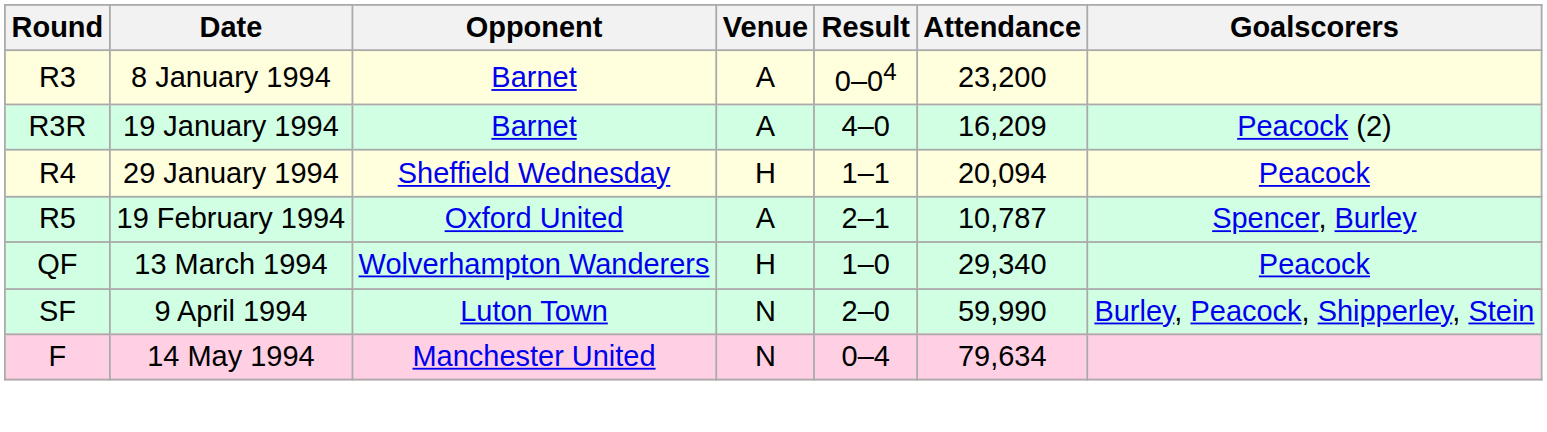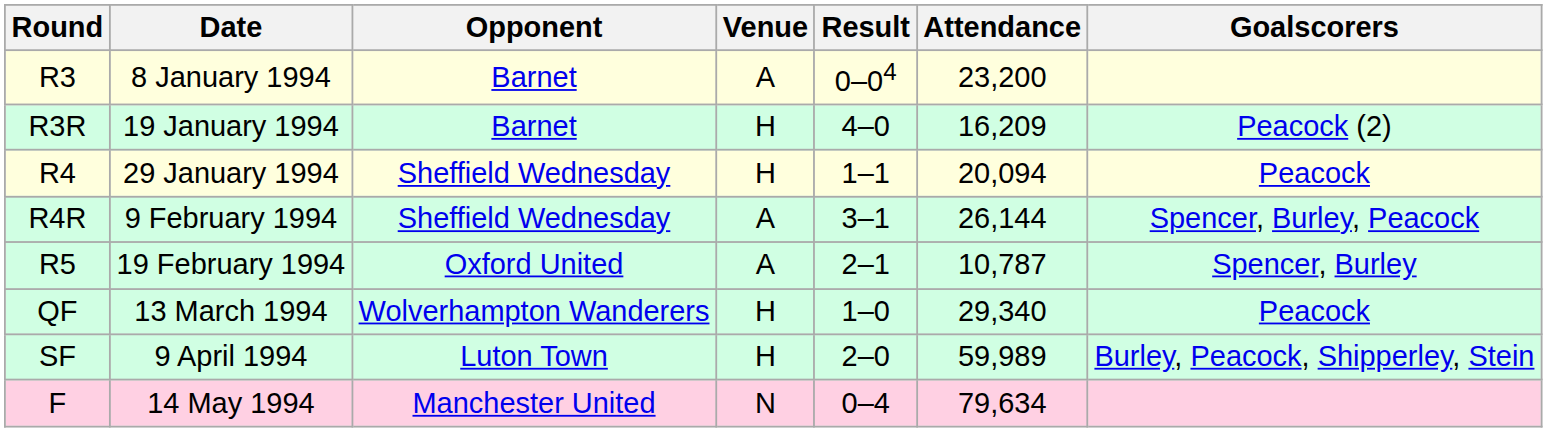(765, 127) A -> (765, 127) H
+ row: (57, 219)
(765, 310) N -> (765, 356) H
(1002, 310) 59,990 -> (1002, 356) 59,989
